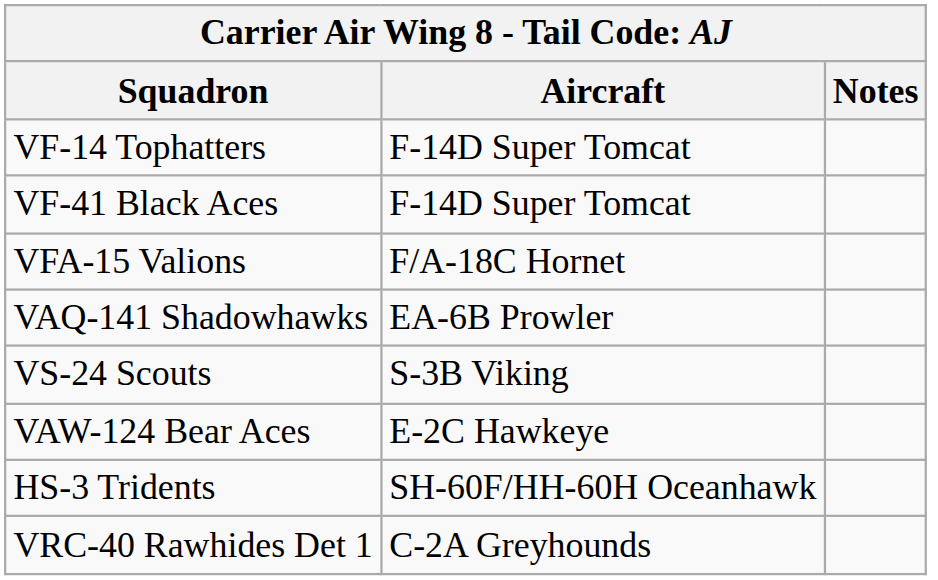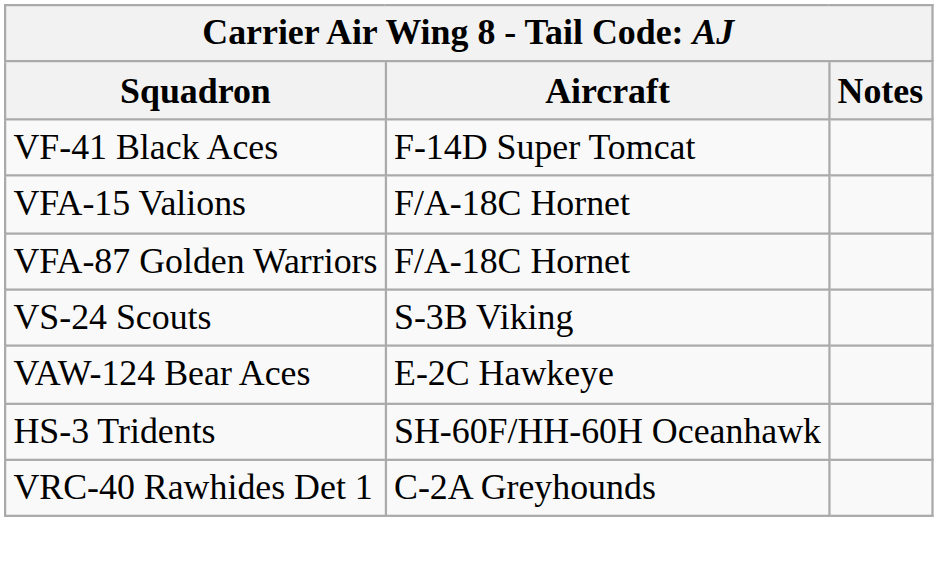- row: (140, 146)
+ row: (195, 260)
- row: (191, 317)
